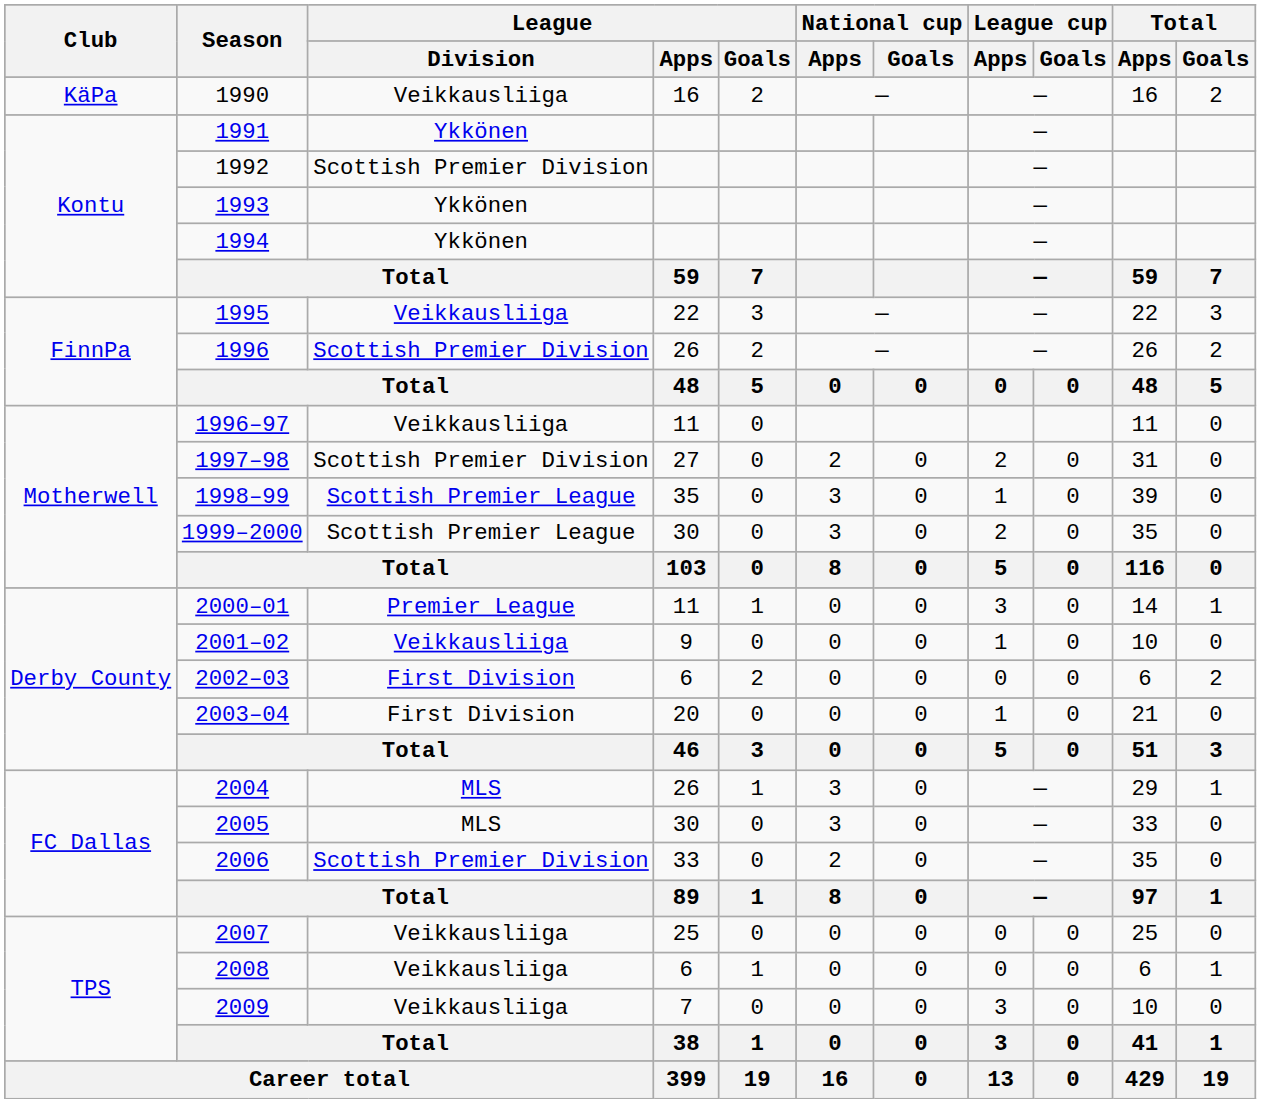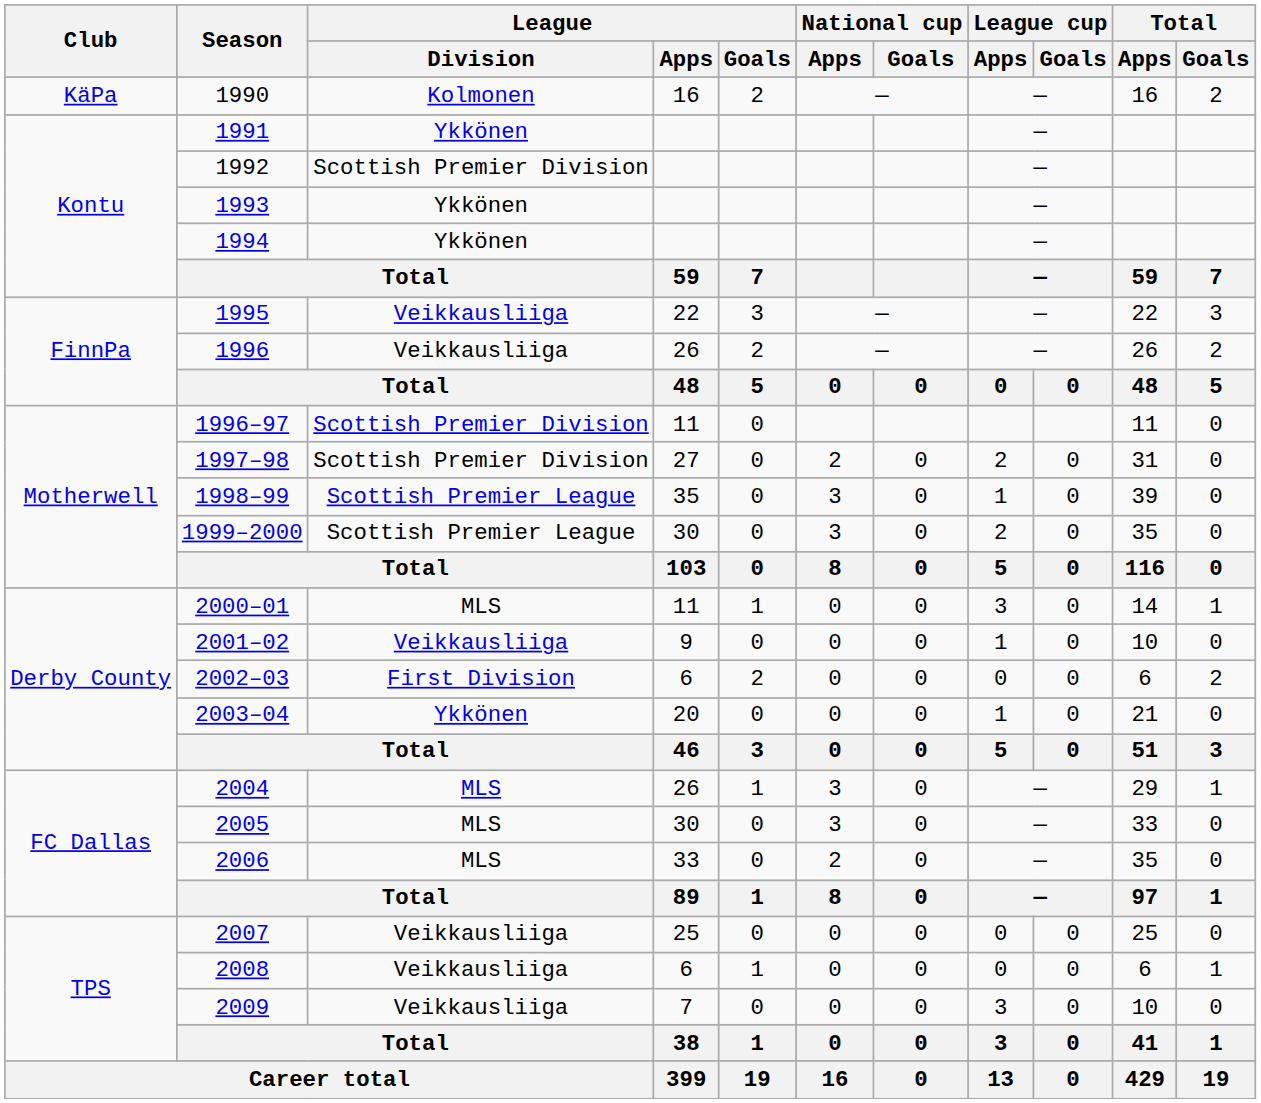(481, 96) Veikkausliiga -> (481, 96) Kolmonen
(481, 351) Scottish Premier Division -> (481, 351) Veikkausliiga
(481, 424) Veikkausliiga -> (481, 424) Scottish Premier Division
(481, 606) Premier League -> (481, 606) MLS
(481, 715) First Division -> (481, 715) Ykkönen
(481, 861) Scottish Premier Division -> (481, 861) MLS
